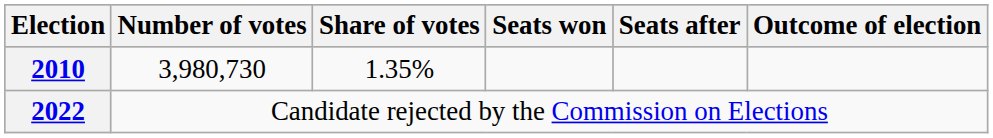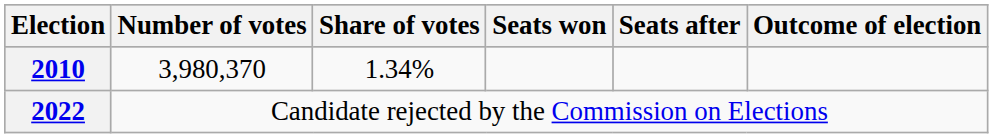(212, 68) 3,980,730 -> (212, 68) 3,980,370
(399, 68) 1.35% -> (399, 68) 1.34%
